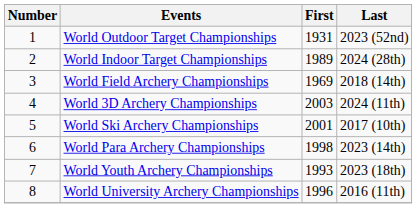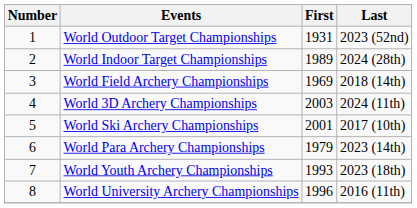(319, 147) 1998 -> (319, 147) 1979
